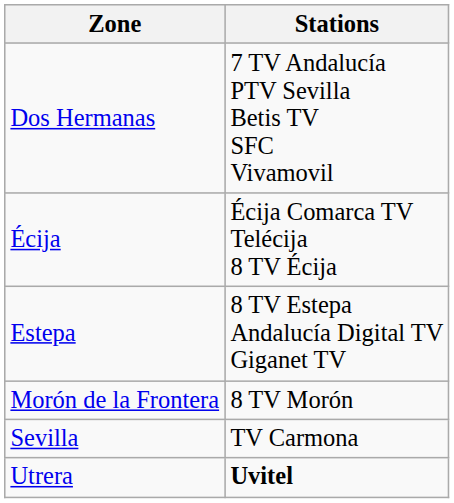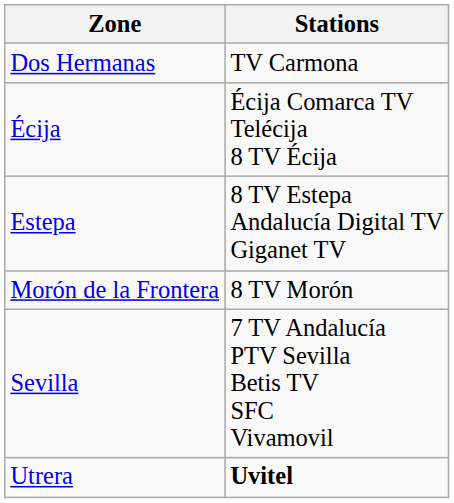(308, 117) 7 TV Andalucía PTV Sevilla Betis TV SFC Vivamovil -> (294, 62) TV Carmona
(294, 438) TV Carmona -> (308, 383) 7 TV Andalucía PTV Sevilla Betis TV SFC Vivamovil
